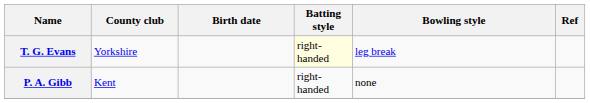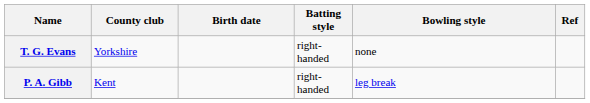(313, 51) lightyellow background -> (313, 51) no background
(375, 51) leg break -> (366, 51) none
(366, 83) none -> (375, 83) leg break
